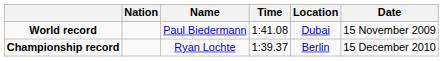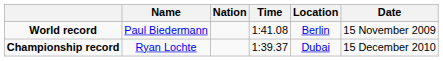columns swapped: (205, 13) <-> (141, 13)
(316, 30) Dubai -> (316, 30) Berlin
(316, 47) Berlin -> (316, 47) Dubai
